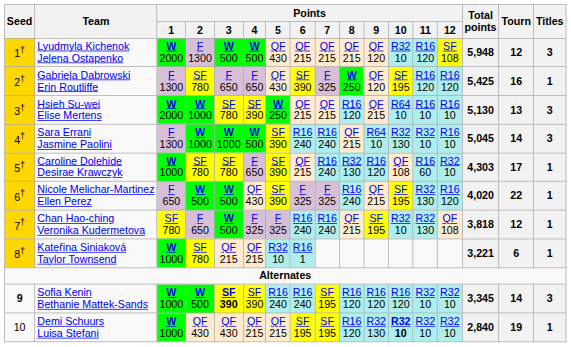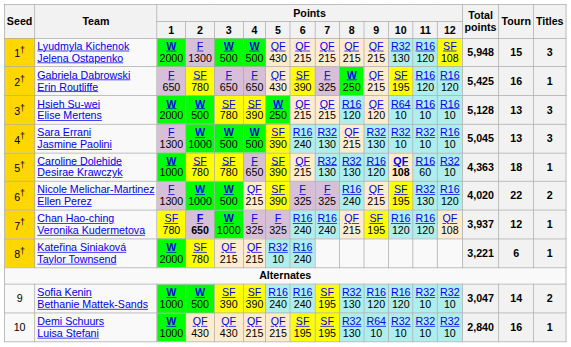(376, 53) QF 120 -> (376, 53) QF 215
(401, 53) R32 10 -> (401, 53) R32 130
(516, 53) 12 -> (516, 53) 15
(171, 81) F 1300 -> (171, 81) F 650
(376, 81) QF 120 -> (376, 81) QF 215
(200, 110) W 1000 -> (200, 110) W 500
(376, 110) QF 215 -> (376, 110) QF 120
(481, 110) 5,130 -> (481, 110) 5,128
(229, 139) W 1000 -> (229, 139) W 500
(327, 139) R16 240 -> (327, 139) R32 130
(376, 139) R64 10 -> (376, 139) R32 130
(401, 139) R32 130 -> (401, 139) R32 10
(516, 139) 14 -> (516, 139) 13
(327, 167) R16 240 -> (327, 167) R32 130
(401, 167) normal -> (401, 167) bold
(481, 167) 4,303 -> (481, 167) 4,363
(516, 167) 17 -> (516, 167) 18
(171, 196) F 650 -> (171, 196) F 1300
(200, 196) W 500 -> (200, 196) W 1000
(254, 196) QF 430 -> (254, 196) QF 215
(550, 196) 1 -> (550, 196) 2
(200, 225) normal -> (200, 225) bold
(229, 225) W 500 -> (229, 225) W 1000
(401, 225) R32 10 -> (401, 225) R16 120
(425, 225) R32 130 -> (425, 225) R16 120
(481, 225) 3,818 -> (481, 225) 3,937
(171, 253) W 1000 -> (171, 253) W 2000
(303, 253) R16 1 -> (303, 253) R16 240
(20, 299) bold -> (20, 299) normal
(229, 299) bold -> (229, 299) normal
(352, 299) R16 120 -> (352, 299) R32 130
(481, 299) 3,345 -> (481, 299) 3,047
(550, 299) 3 -> (550, 299) 2
(352, 328) R16 120 -> (352, 328) R32 130
(376, 328) R32 130 -> (376, 328) R64 10
(401, 328) bold -> (401, 328) normal
(516, 328) 19 -> (516, 328) 16
